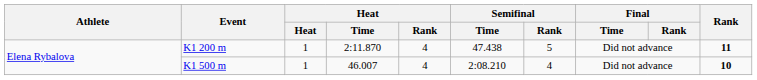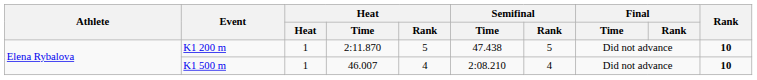(425, 48) 4 -> (425, 48) 5
(726, 48) 11 -> (726, 48) 10
